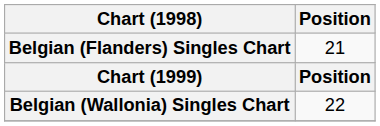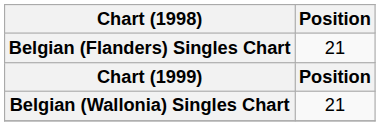(335, 105) 22 -> (335, 105) 21
